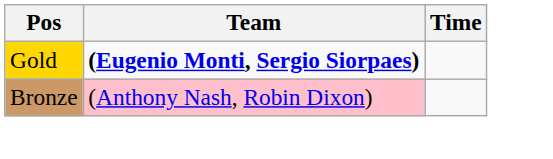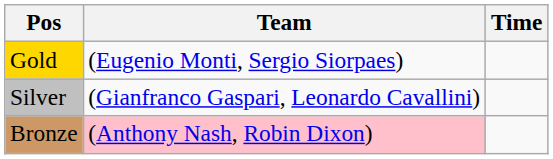(254, 60) bold -> (246, 60) normal
+ row: (38, 97)
